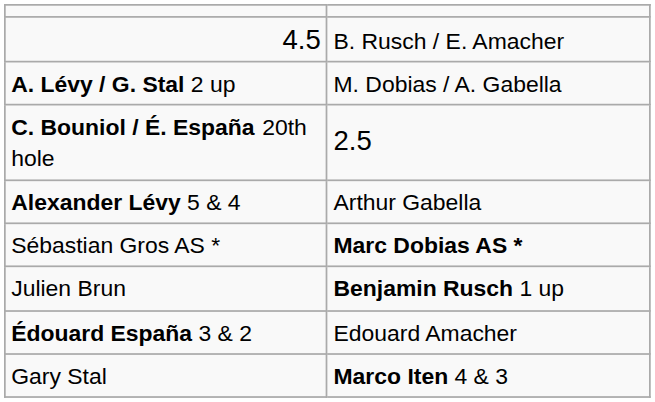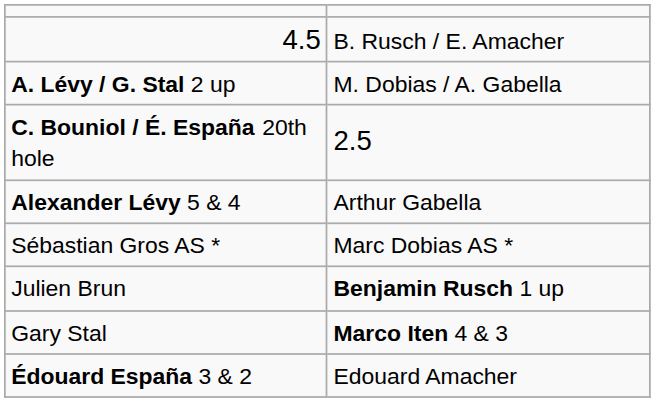(428, 244) bold -> (423, 246) normal
rows swapped: (59, 377) <-> (132, 333)
